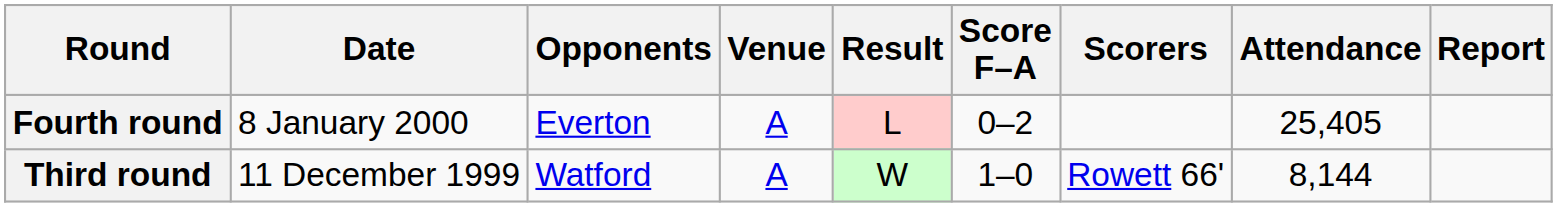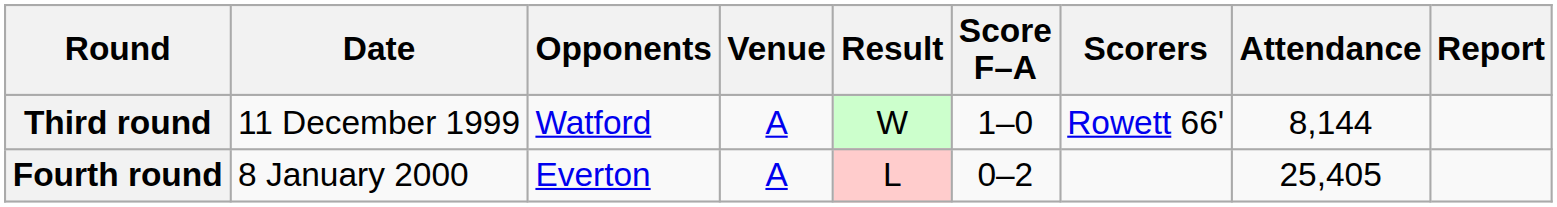rows swapped: (118, 174) <-> (118, 121)
